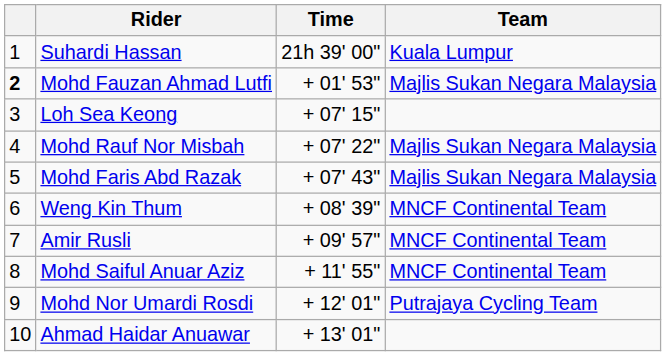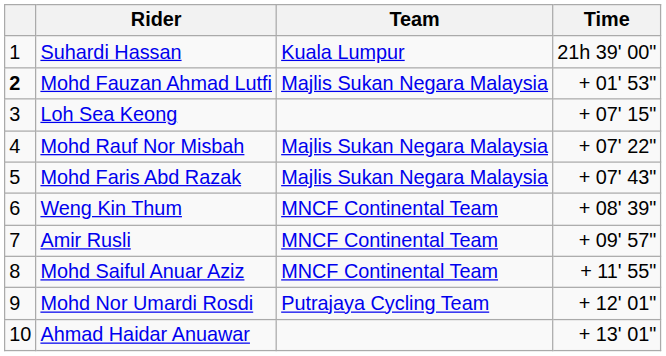columns swapped: (523, 20) <-> (331, 20)
